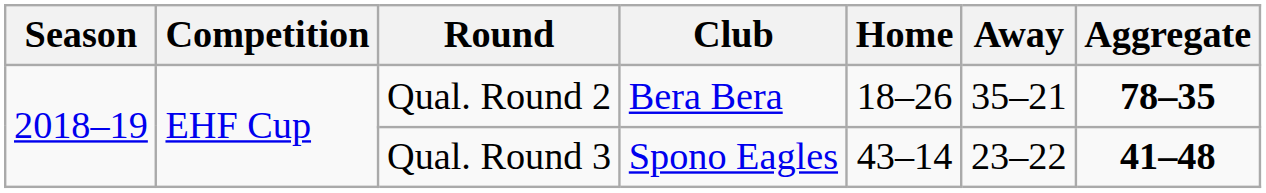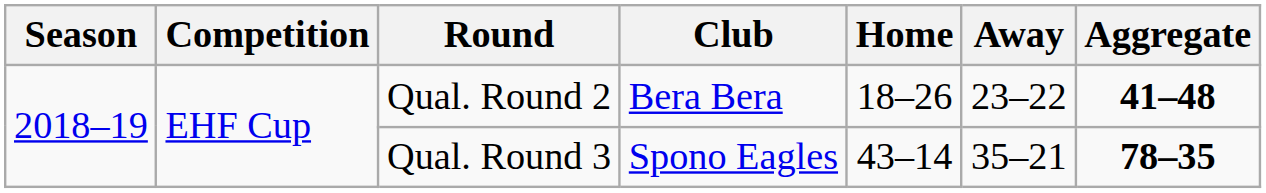(1019, 95) 35–21 -> (1019, 95) 23–22
(1168, 95) 78–35 -> (1168, 95) 41–48
(1019, 156) 23–22 -> (1019, 156) 35–21
(1168, 156) 41–48 -> (1168, 156) 78–35
